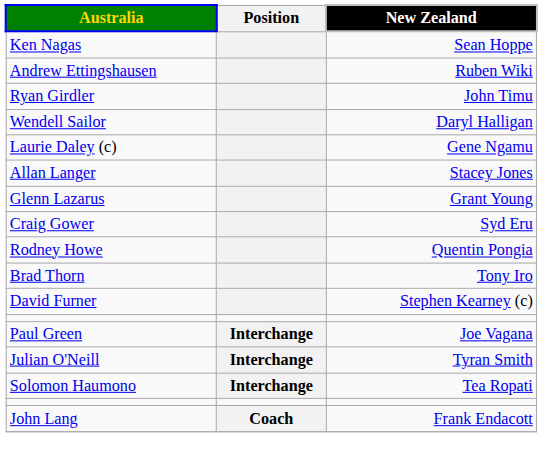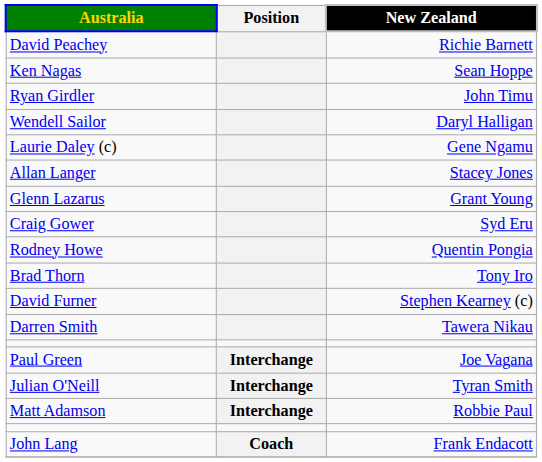+ row: (59, 44)
- row: (83, 70)
+ row: (54, 326)
- row: (73, 385)
+ row: (58, 411)
